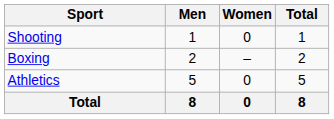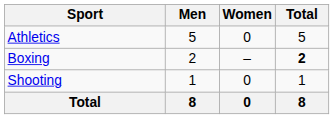rows swapped: (34, 80) <-> (35, 37)
(302, 59) normal -> (302, 59) bold
